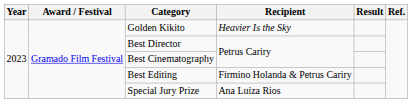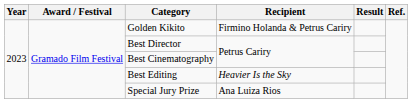(255, 28) Heavier Is the Sky -> (285, 28) Firmino Holanda & Petrus Cariry
(285, 75) Firmino Holanda & Petrus Cariry -> (255, 75) Heavier Is the Sky
